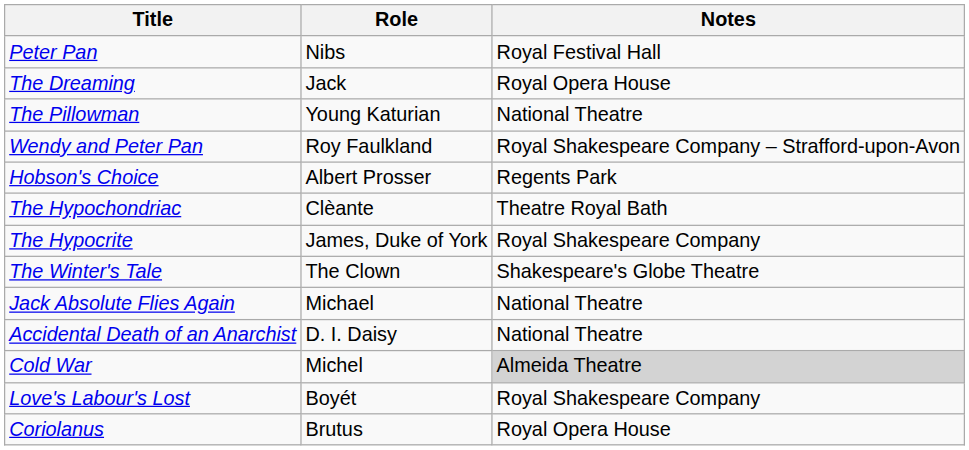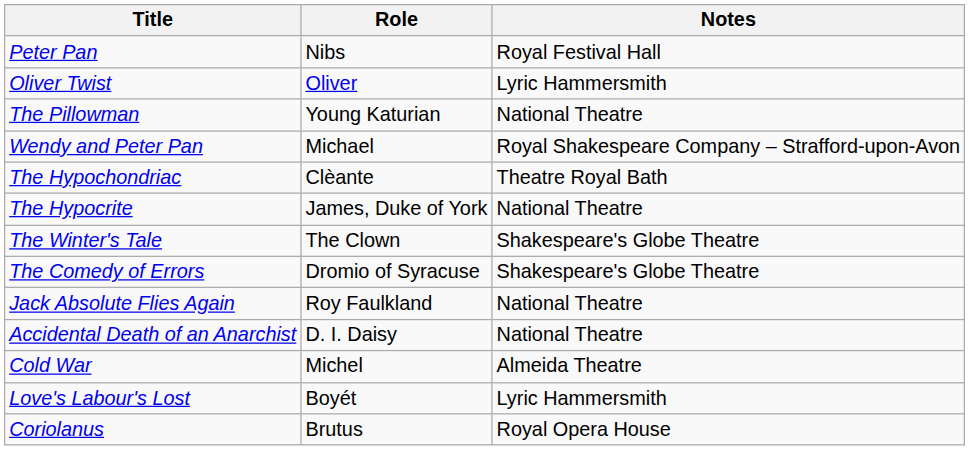- row: (72, 83)
+ row: (60, 83)
(369, 146) Roy Faulkland -> (340, 146) Michael
- row: (84, 177)
(628, 240) Royal Shakespeare Company -> (570, 209) National Theatre
+ row: (107, 271)
(340, 303) Michael -> (369, 303) Roy Faulkland
(569, 366) lightgrey background -> (569, 366) no background
(628, 397) Royal Shakespeare Company -> (582, 397) Lyric Hammersmith
